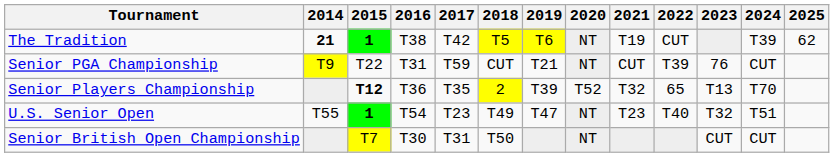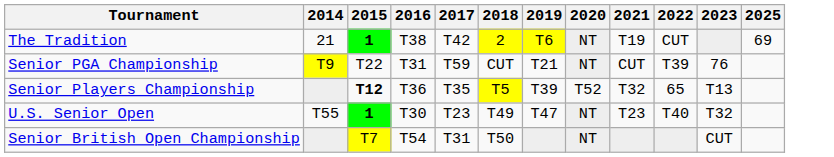- column: (763, 17)
(325, 42) bold -> (325, 42) normal
(500, 42) T5 -> (500, 42) 2
(807, 42) 62 -> (763, 42) 69
(500, 91) 2 -> (500, 91) T5
(413, 115) T54 -> (413, 115) T30
(413, 140) T30 -> (413, 140) T54
